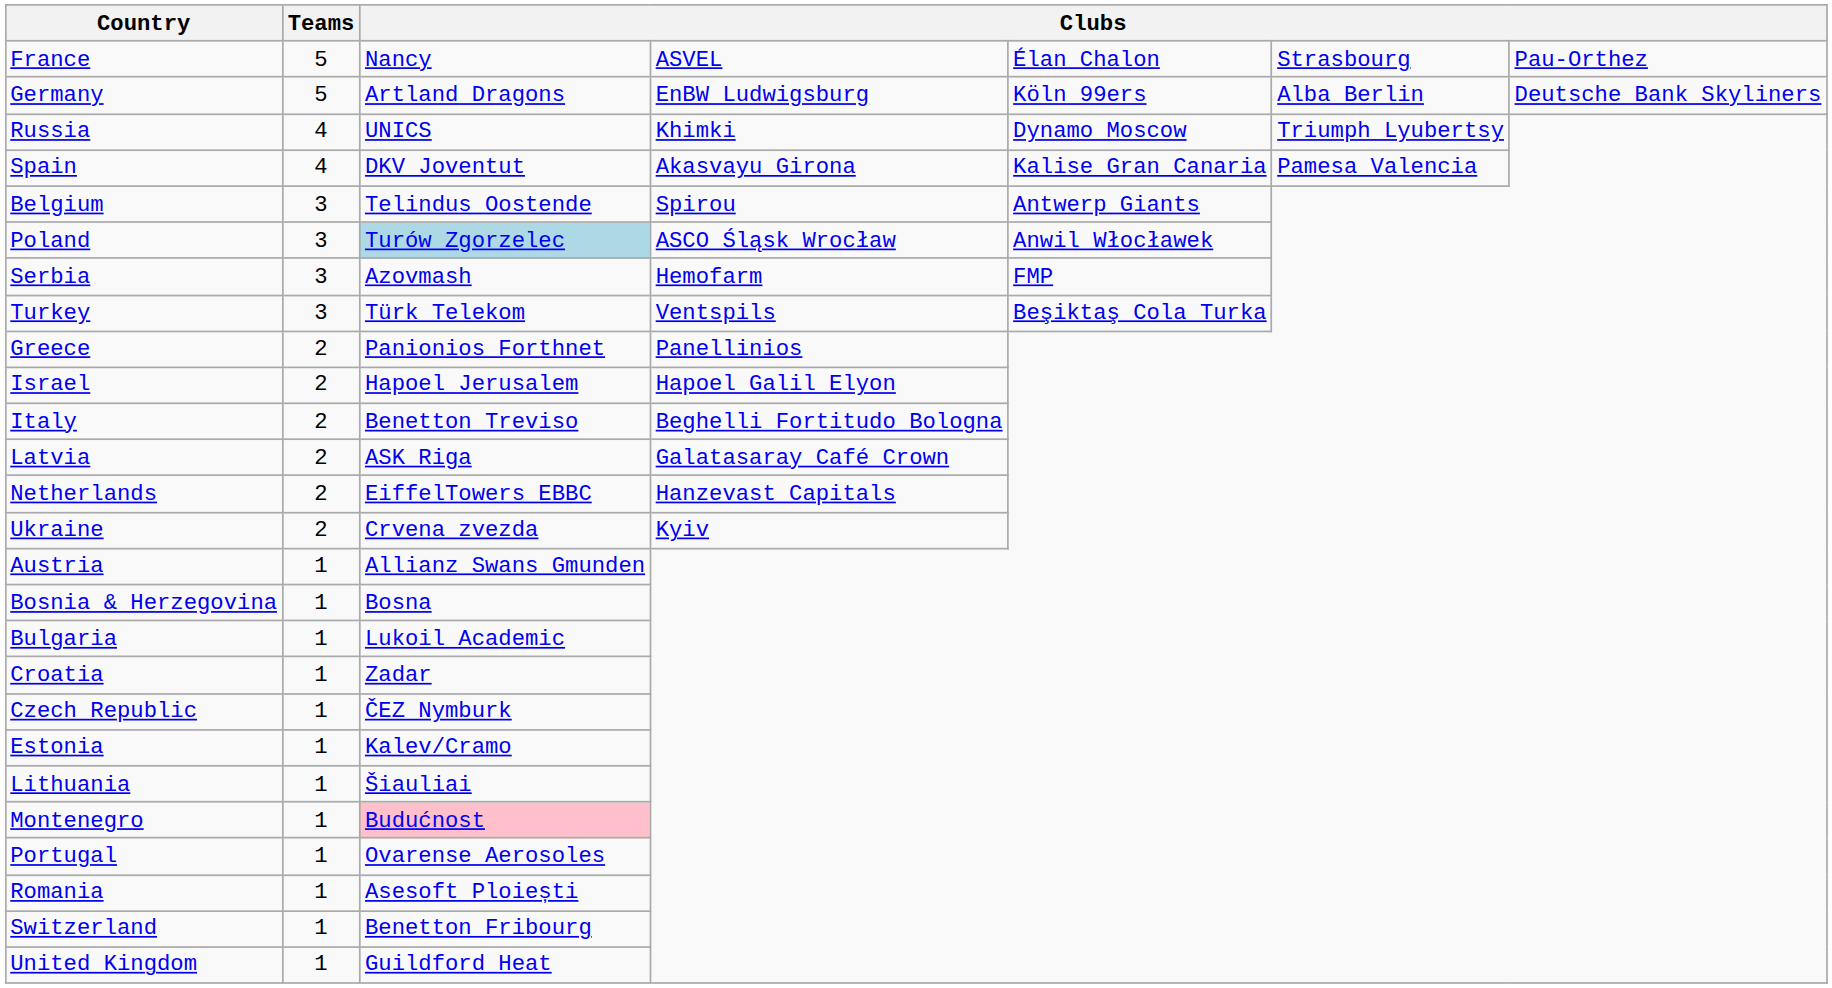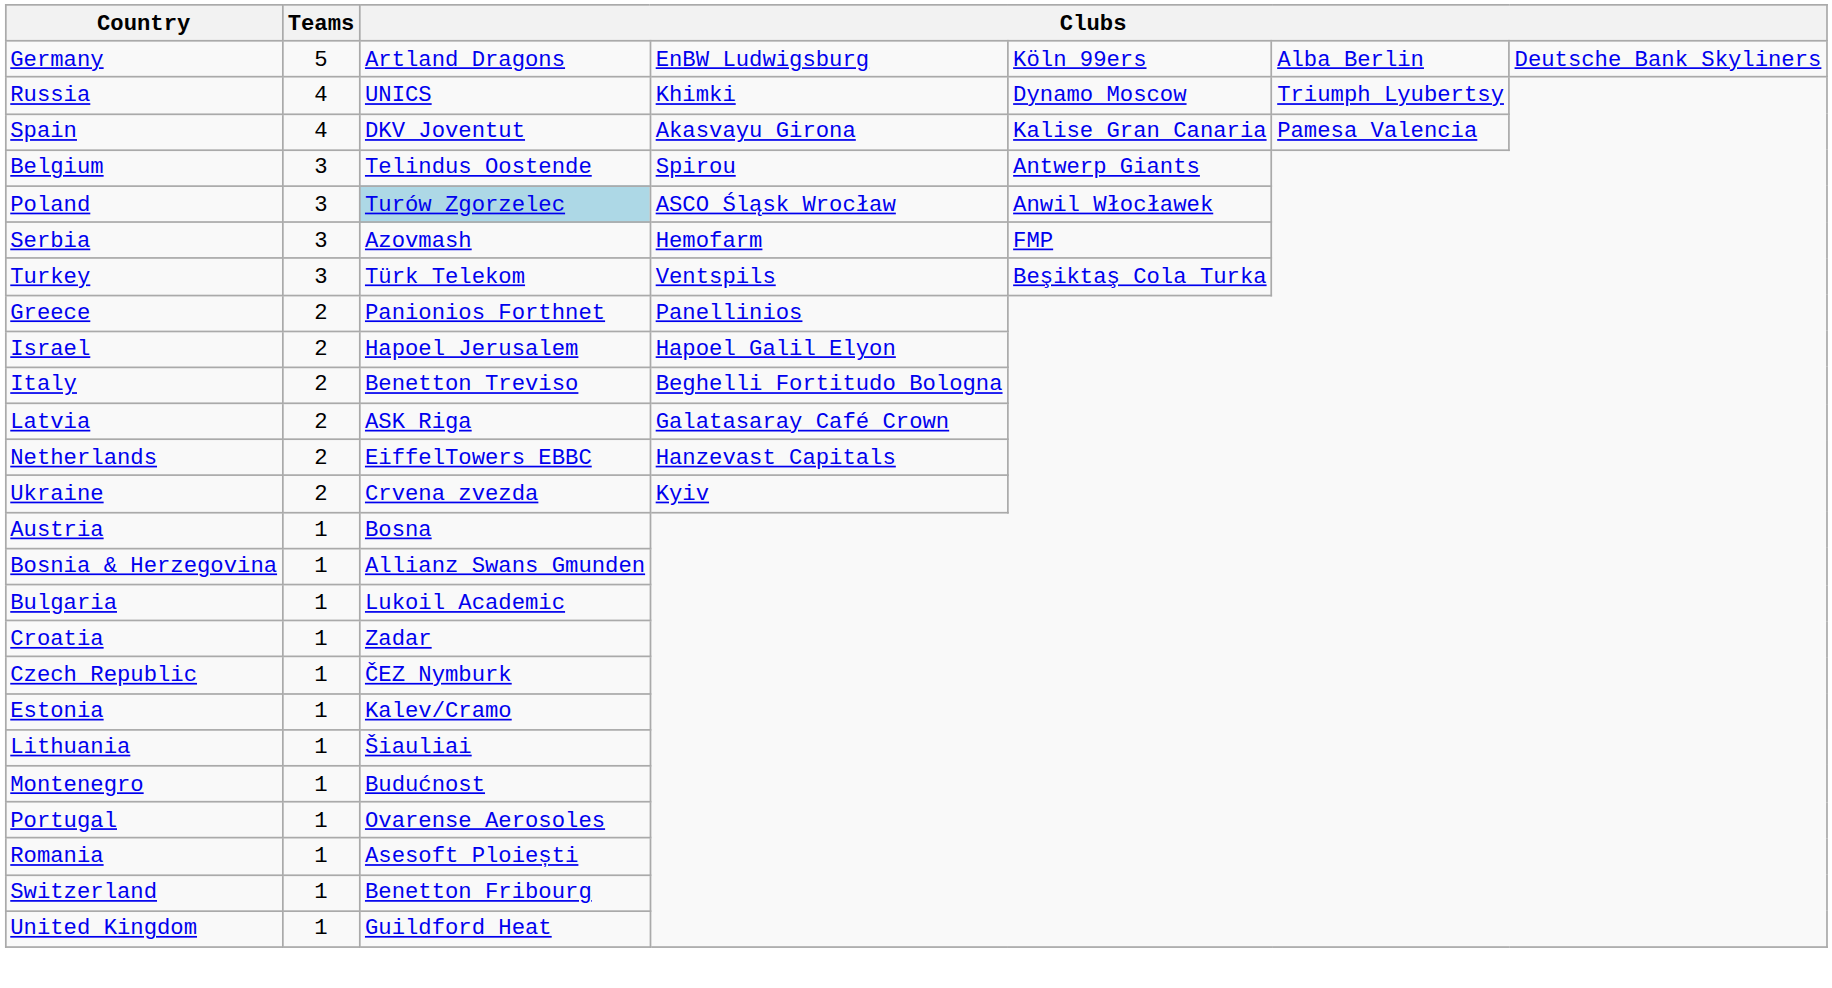- row: (50, 59)
(505, 566) Allianz Swans Gmunden -> (398, 530) Bosna
(398, 603) Bosna -> (505, 566) Allianz Swans Gmunden
(425, 820) pink background -> (425, 784) no background
